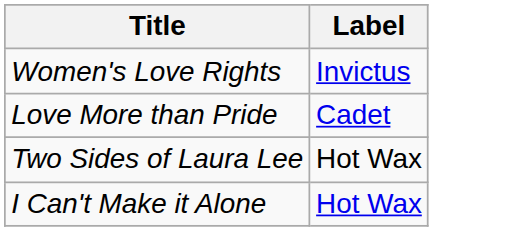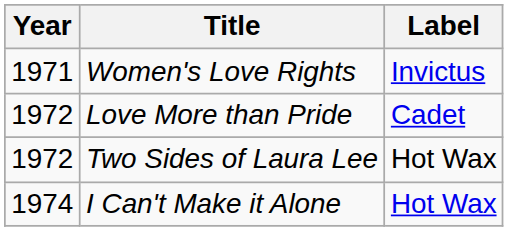+ column: (42, 26)
